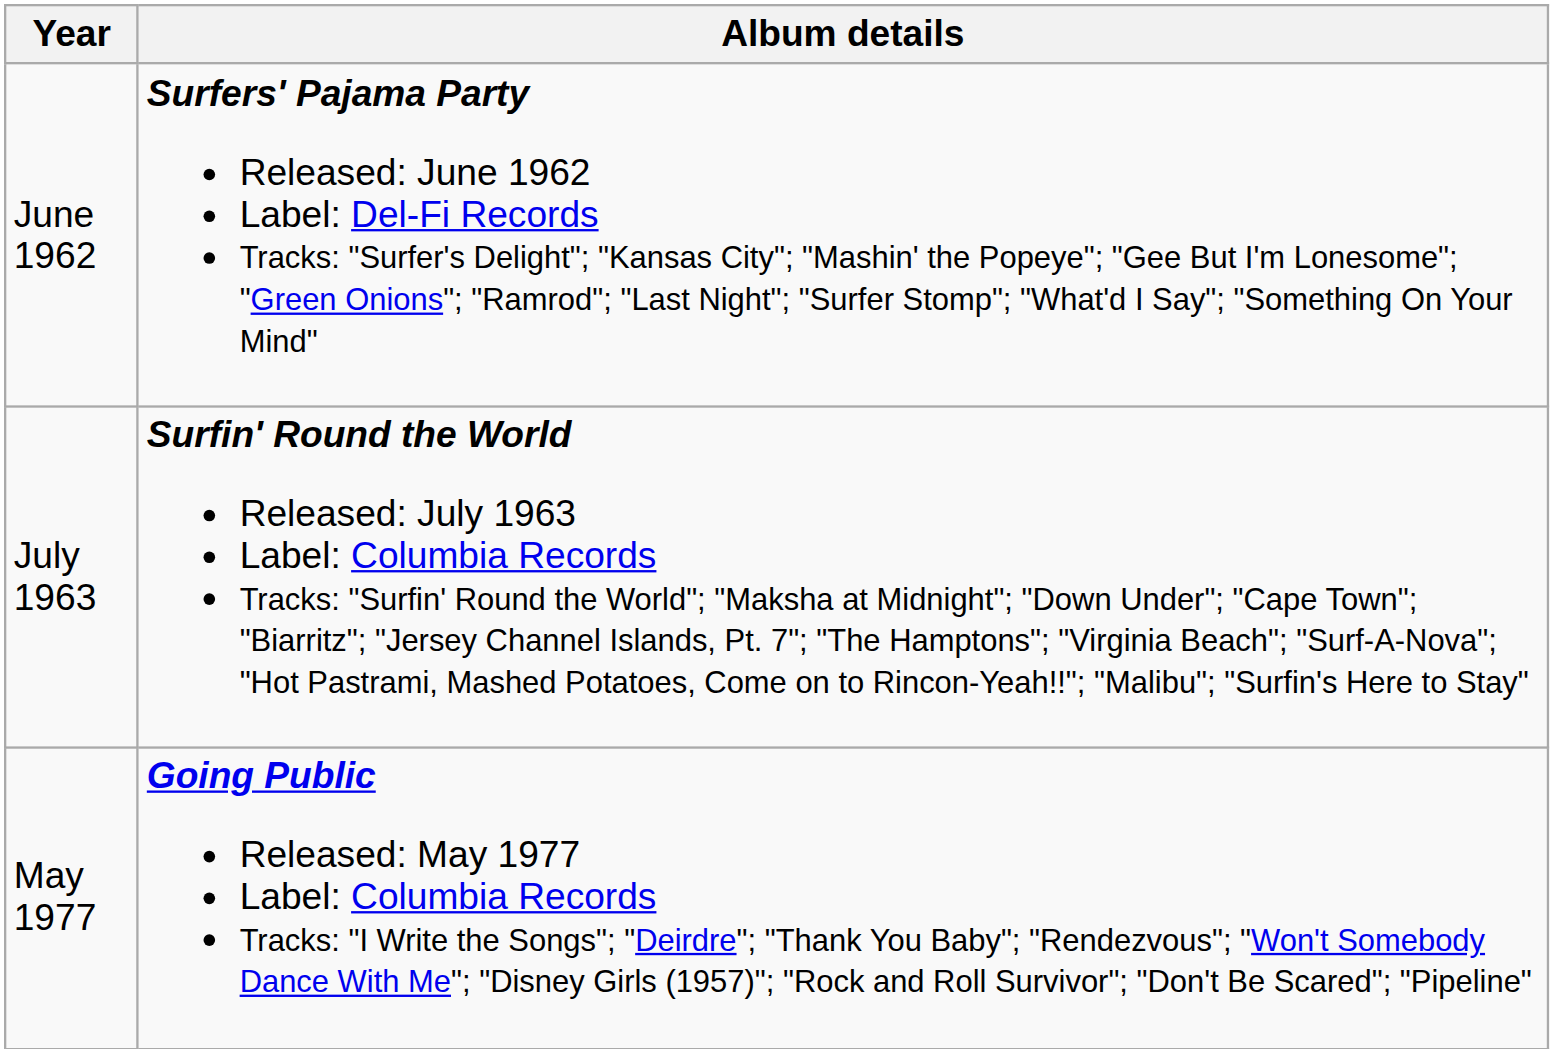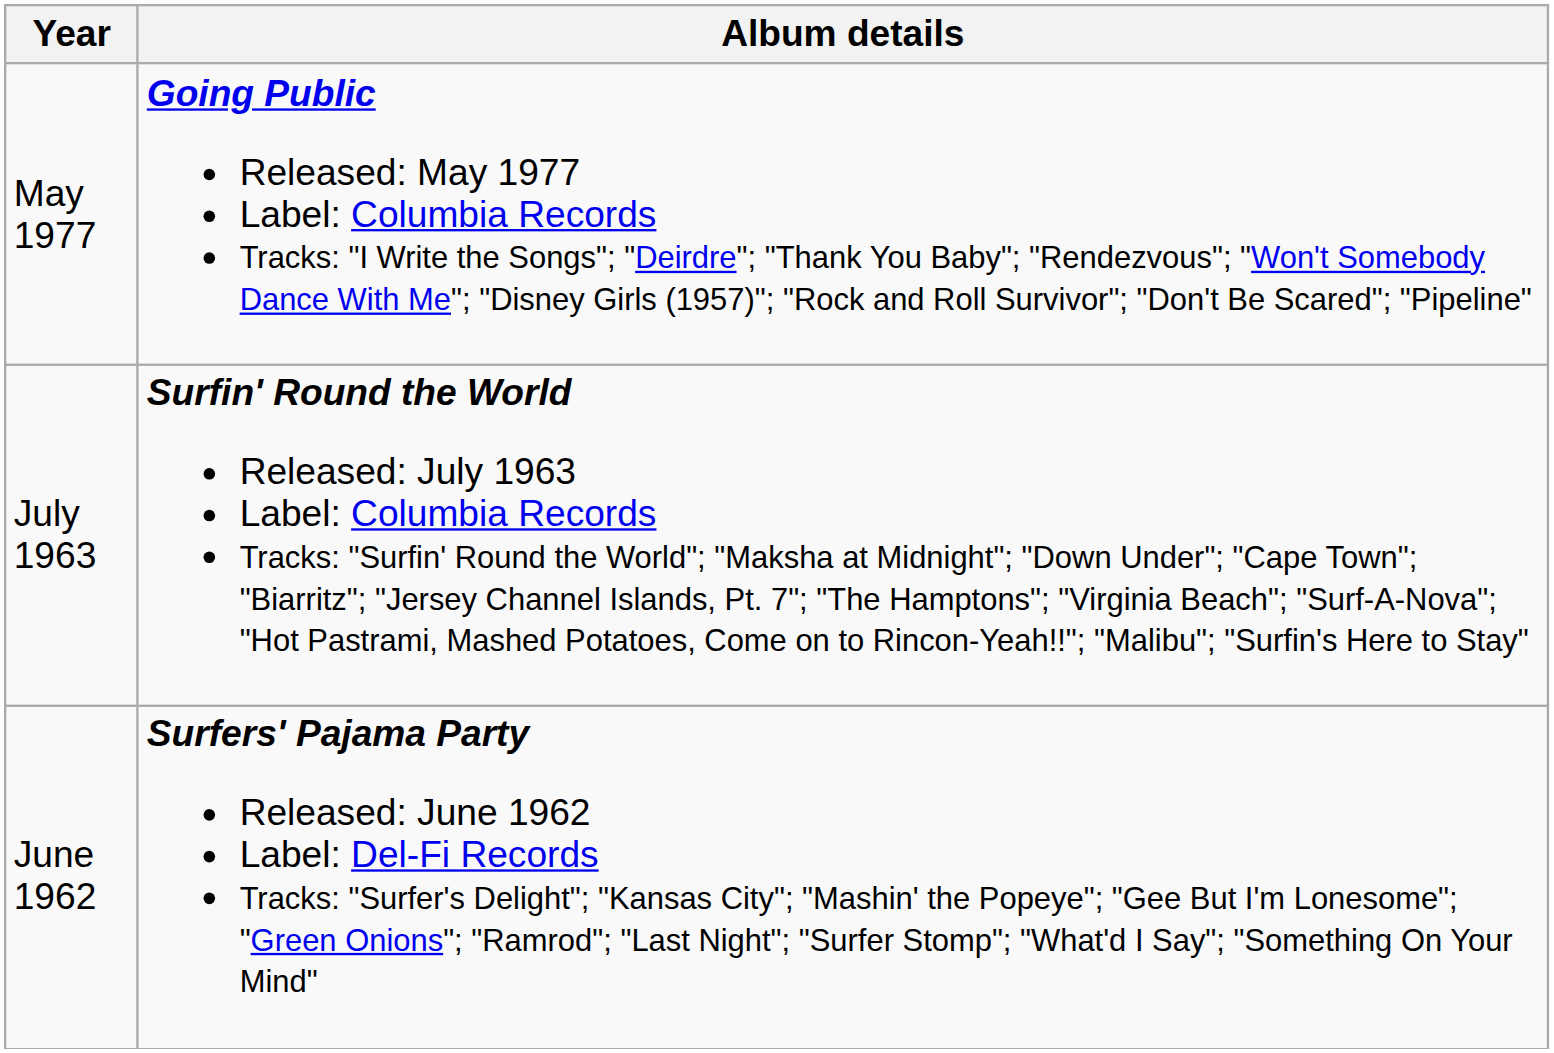rows swapped: (55, 234) <-> (55, 897)
